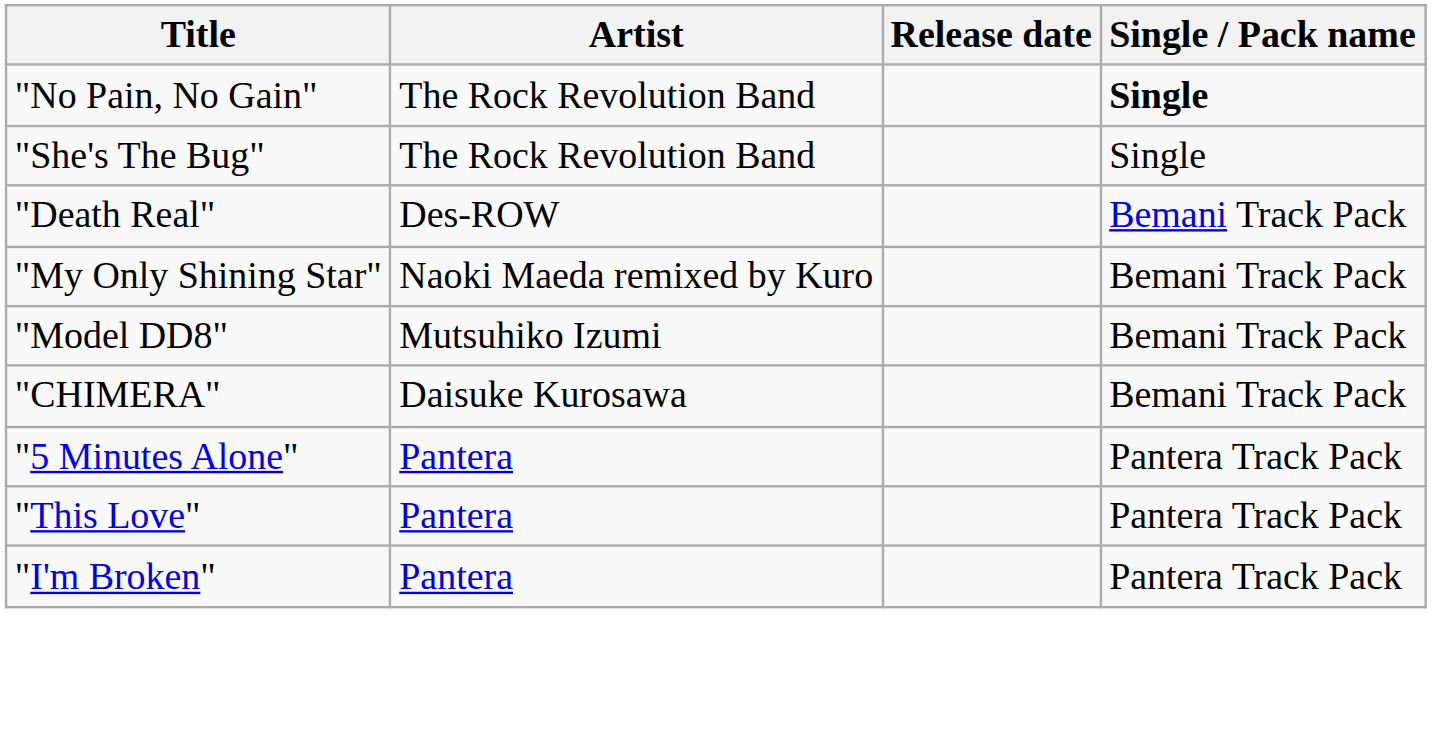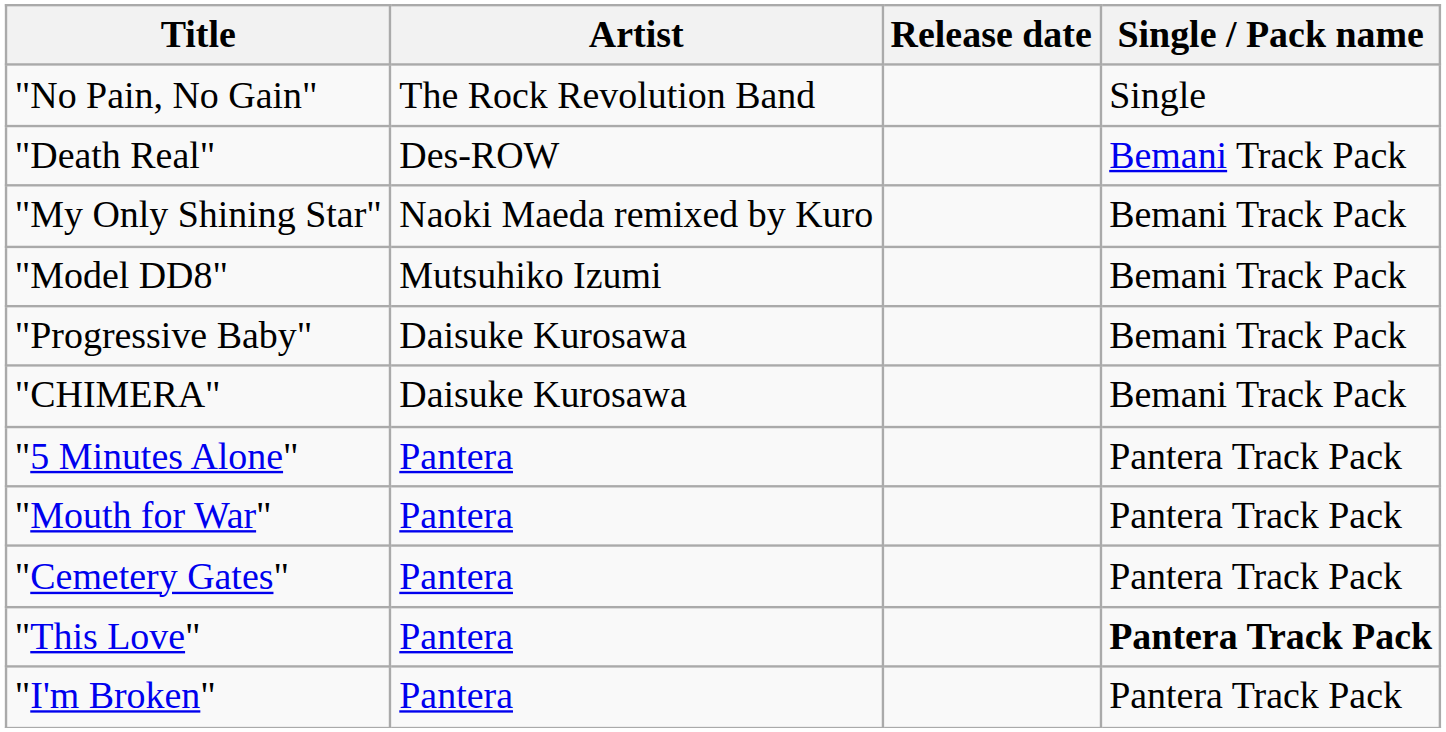(1159, 94) bold -> (1158, 94) normal
- row: (140, 154)
+ row: (163, 335)
+ row: (143, 515)
+ row: (152, 575)
(1256, 515) normal -> (1271, 635) bold
